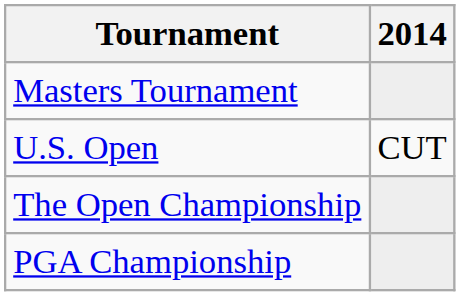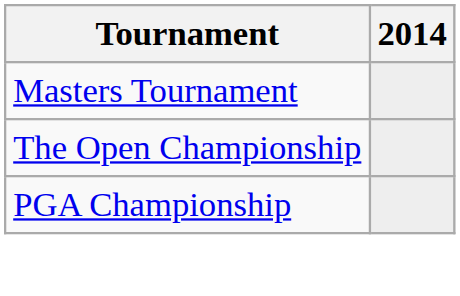- row: (86, 147)
